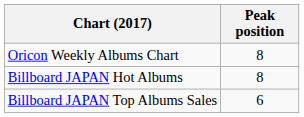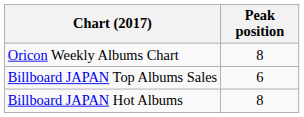rows swapped: (95, 77) <-> (112, 100)
